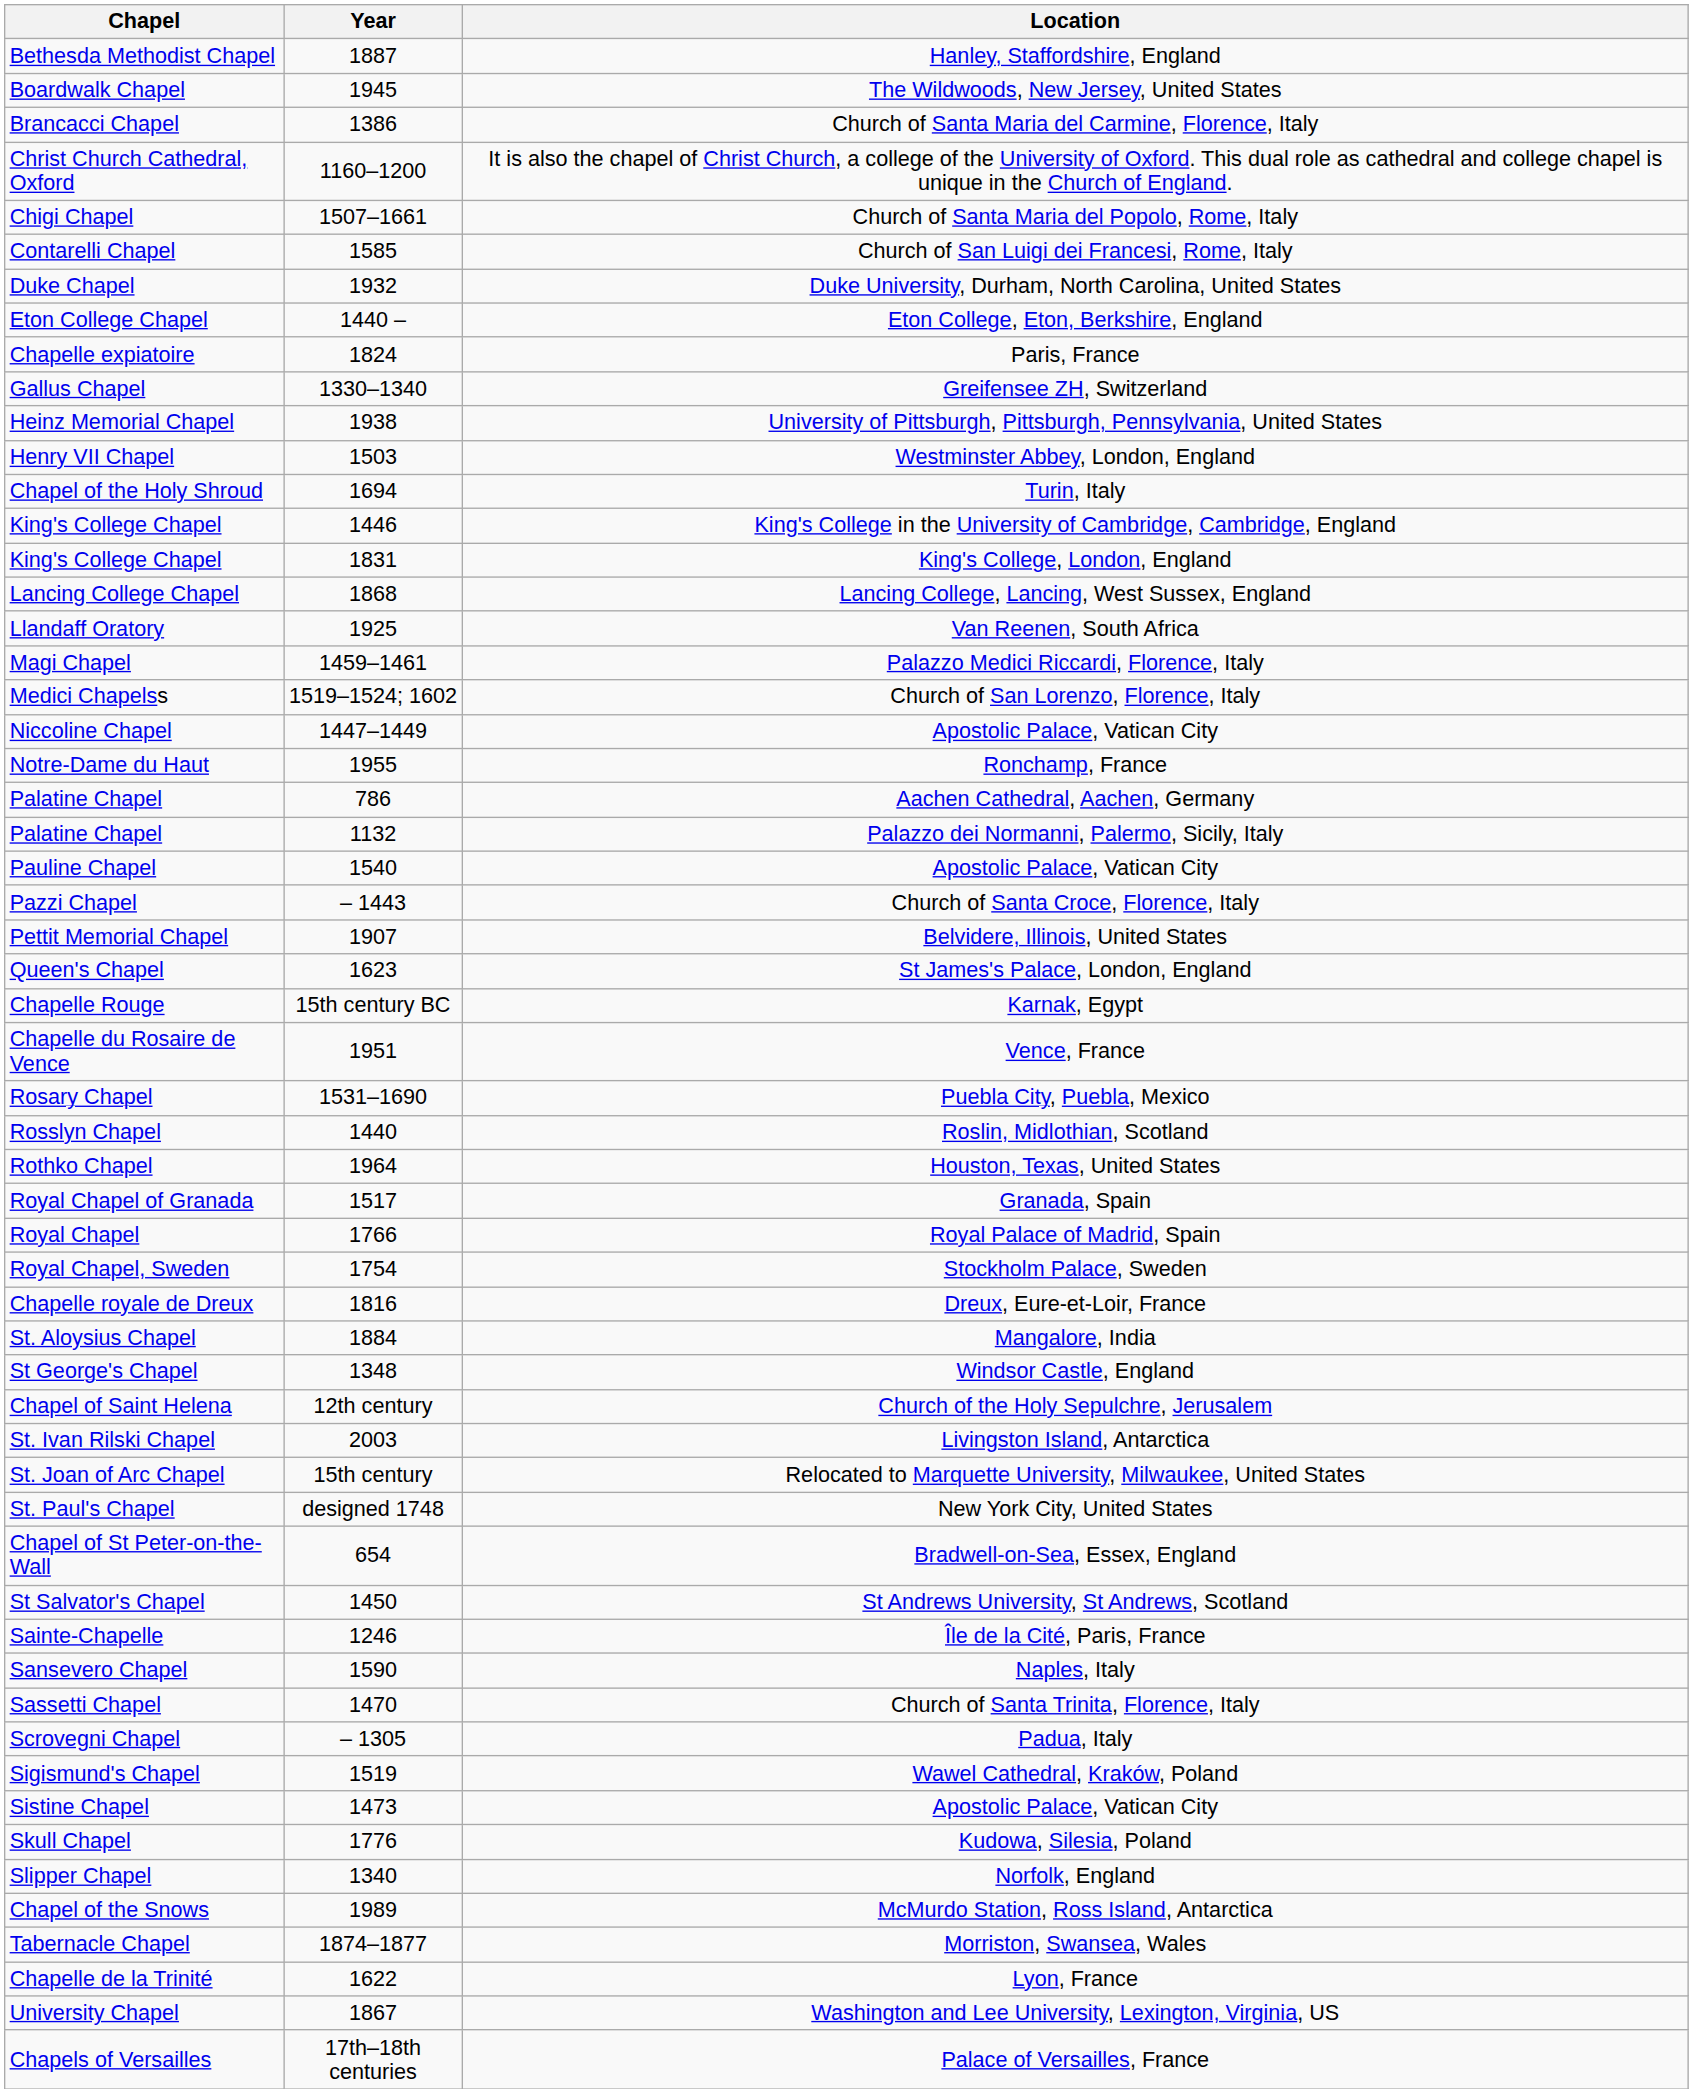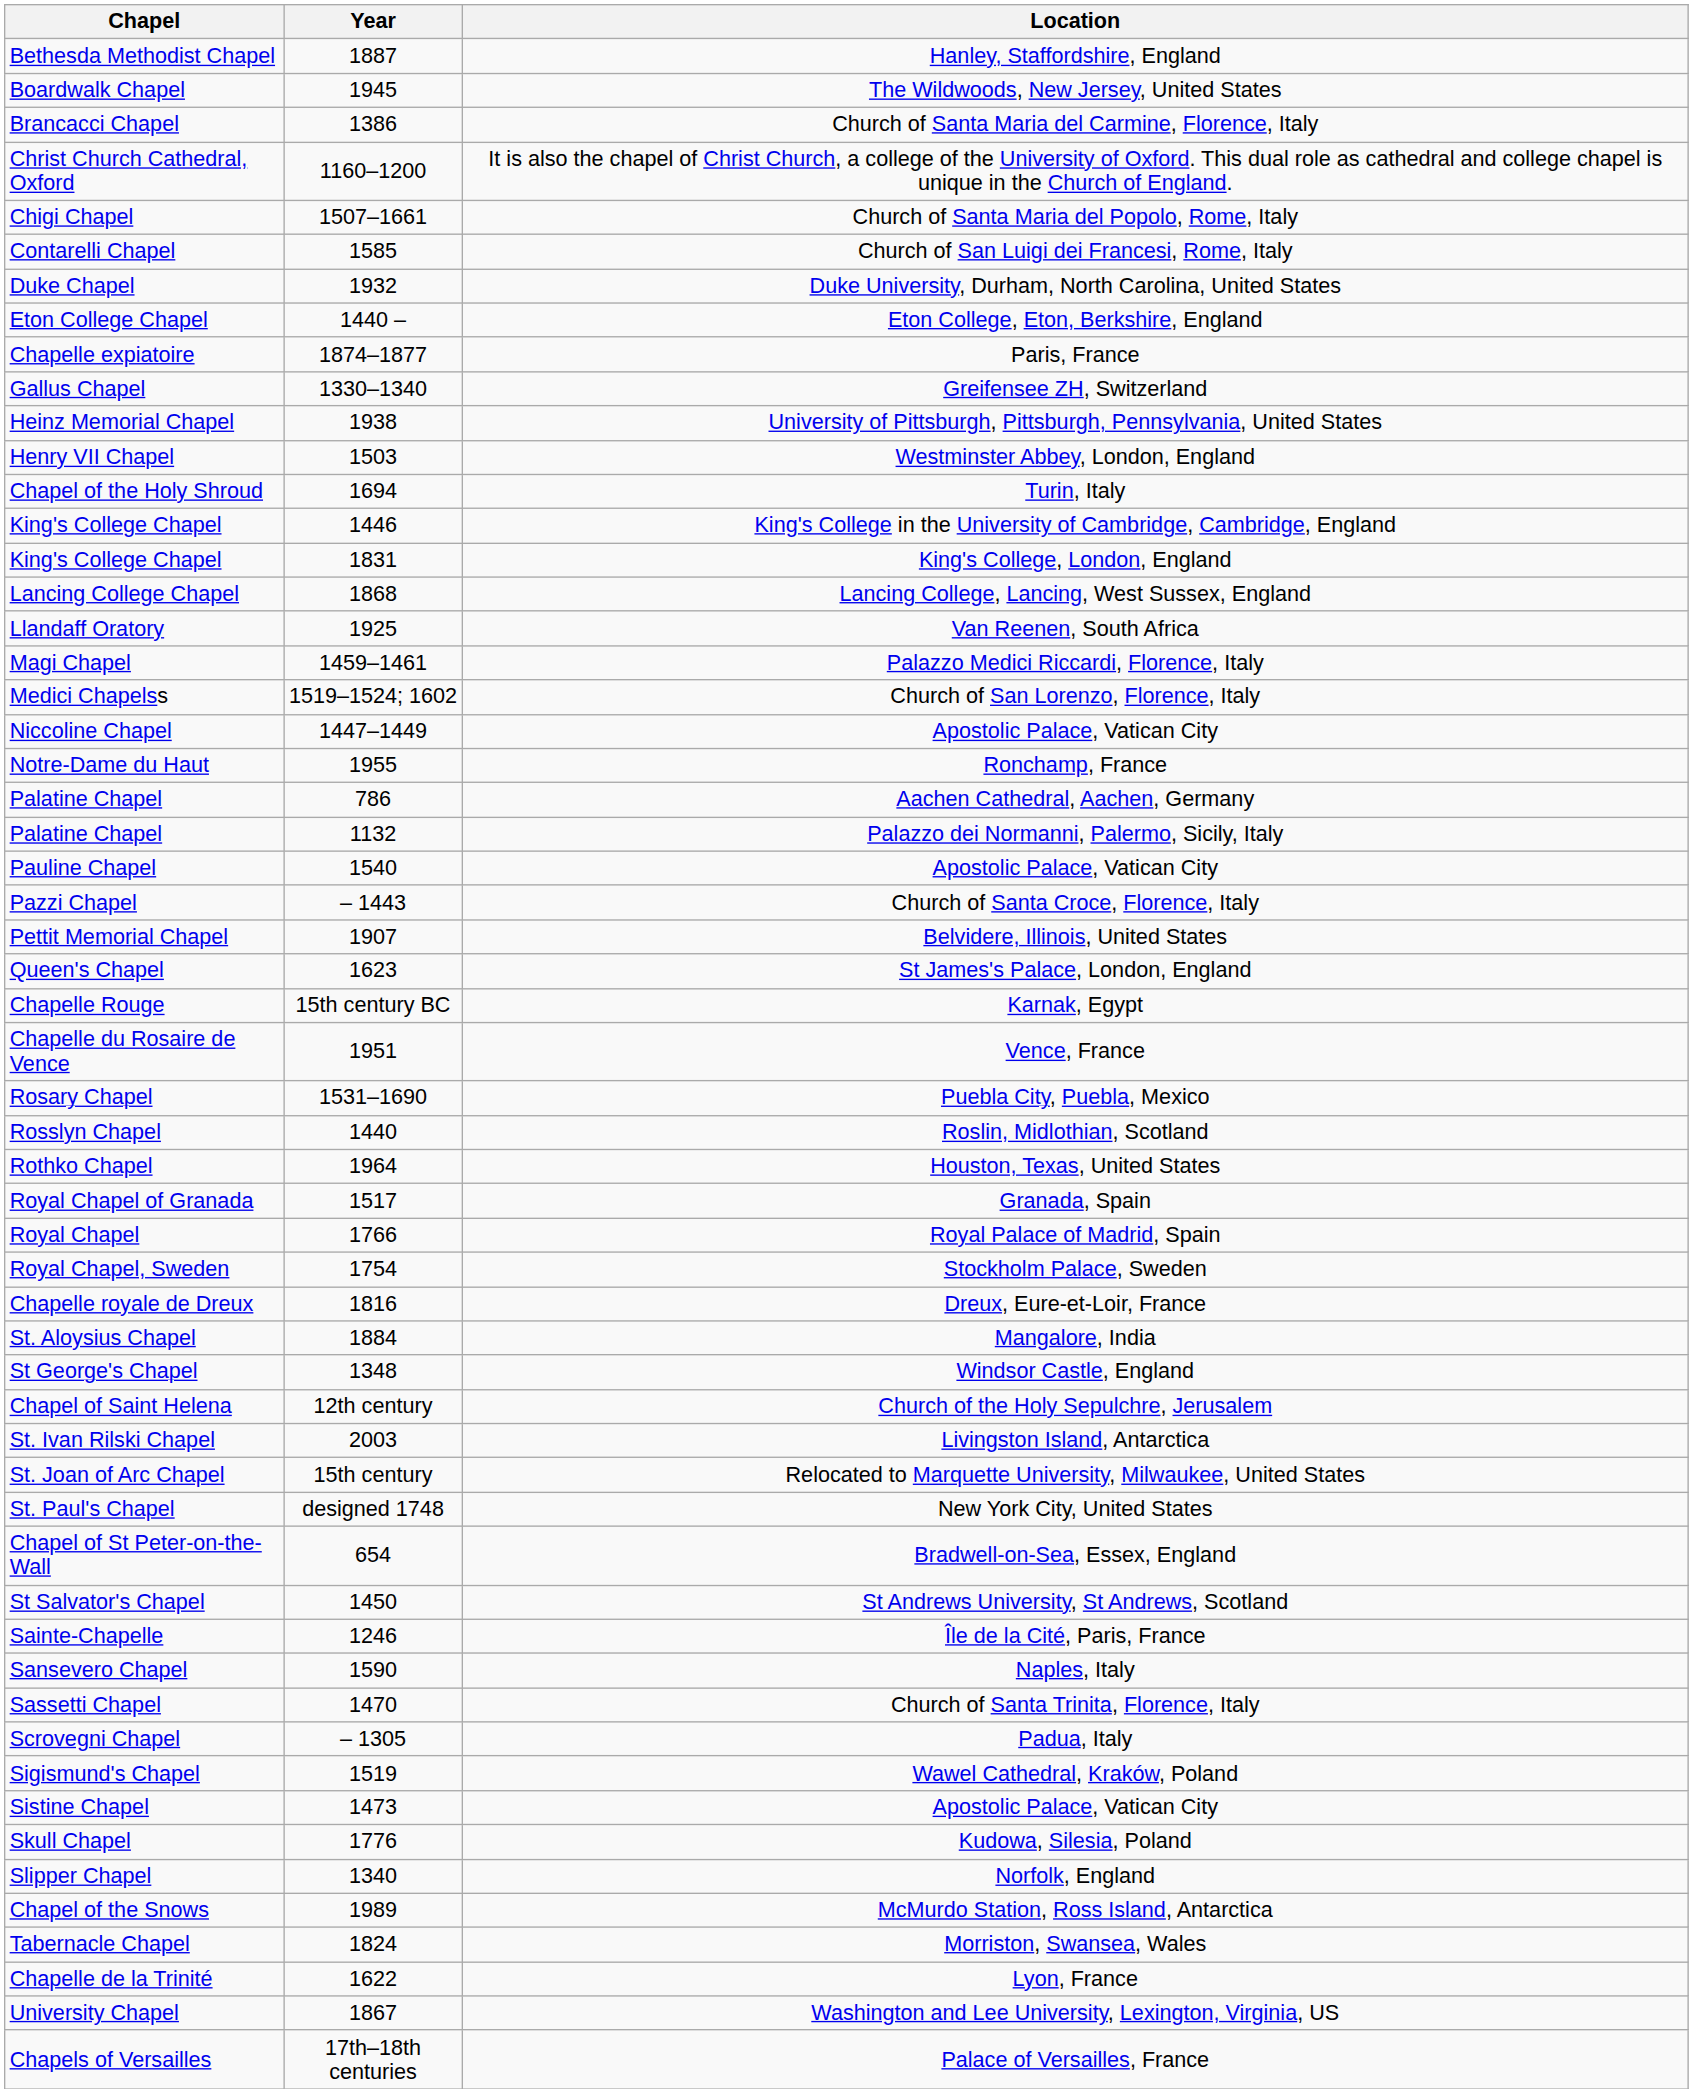(373, 354) 1824 -> (373, 354) 1874–1877
(373, 1944) 1874–1877 -> (373, 1944) 1824
